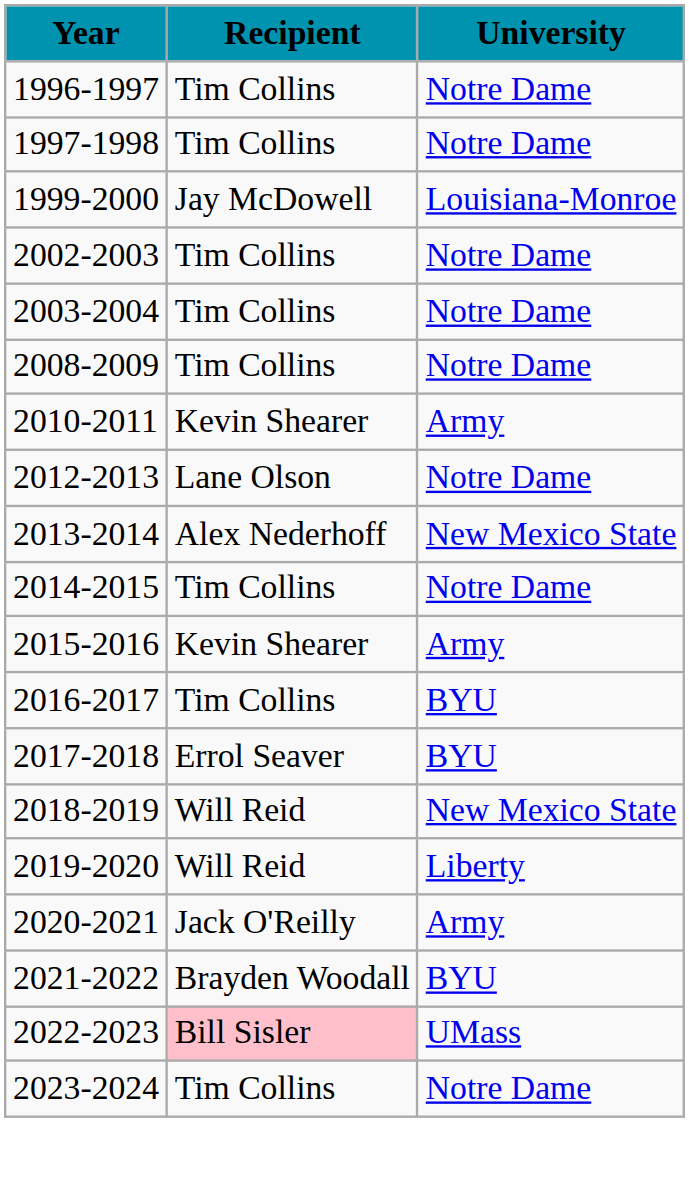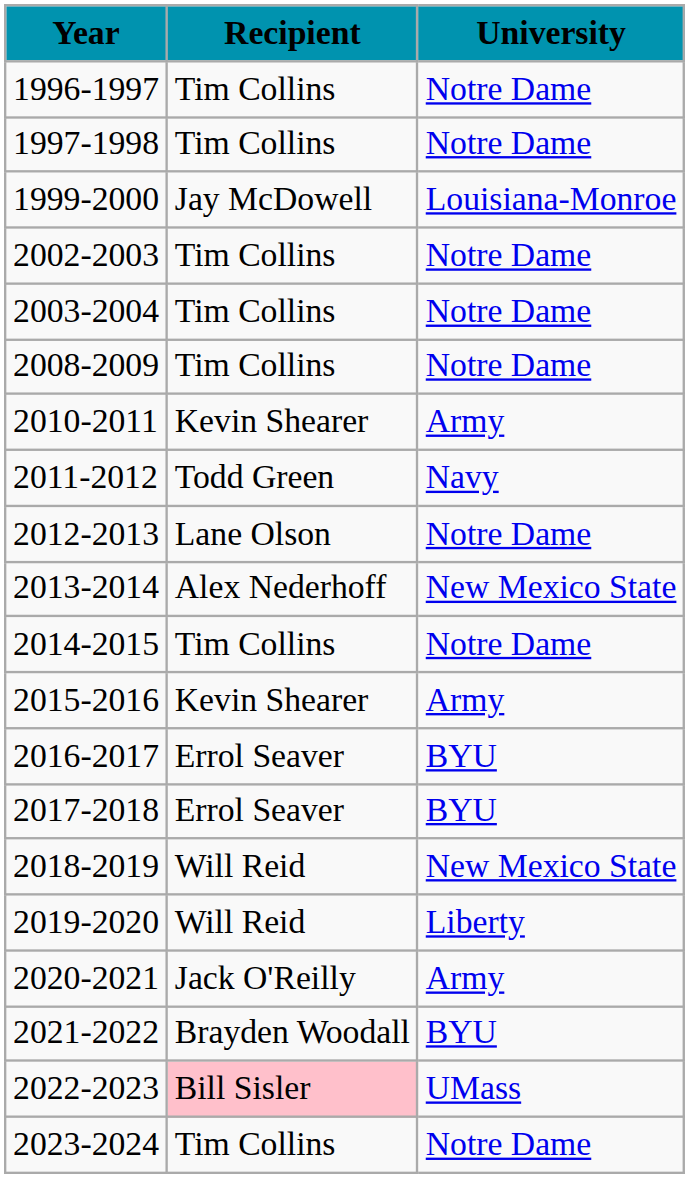+ row: (85, 477)
(255, 699) Tim Collins -> (259, 755) Errol Seaver
